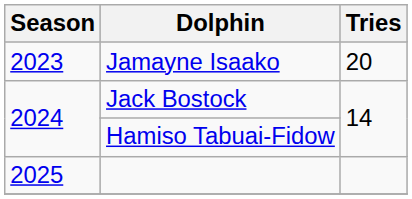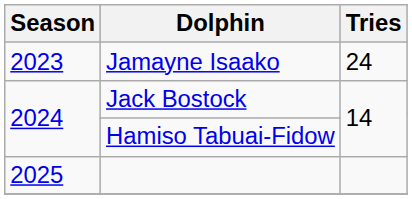(359, 61) 20 -> (359, 61) 24
